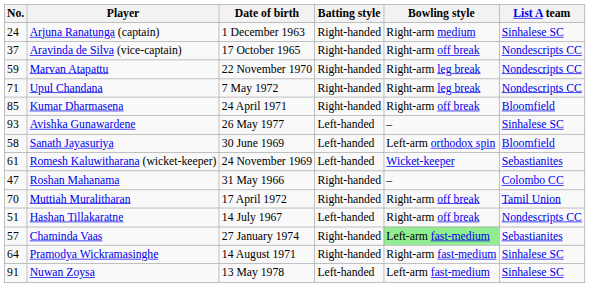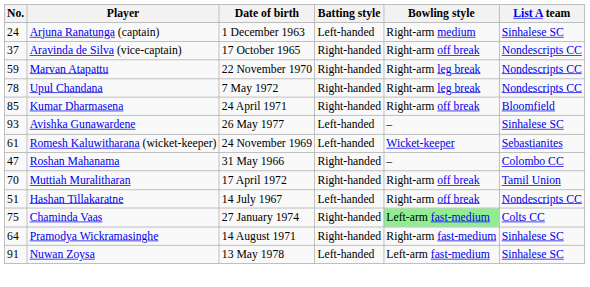(349, 32) Right-handed -> (346, 32) Left-handed
(13, 87) 71 -> (13, 87) 78
- row: (72, 143)
(13, 236) 57 -> (13, 217) 75
(532, 236) Sebastianites -> (523, 217) Colts CC
